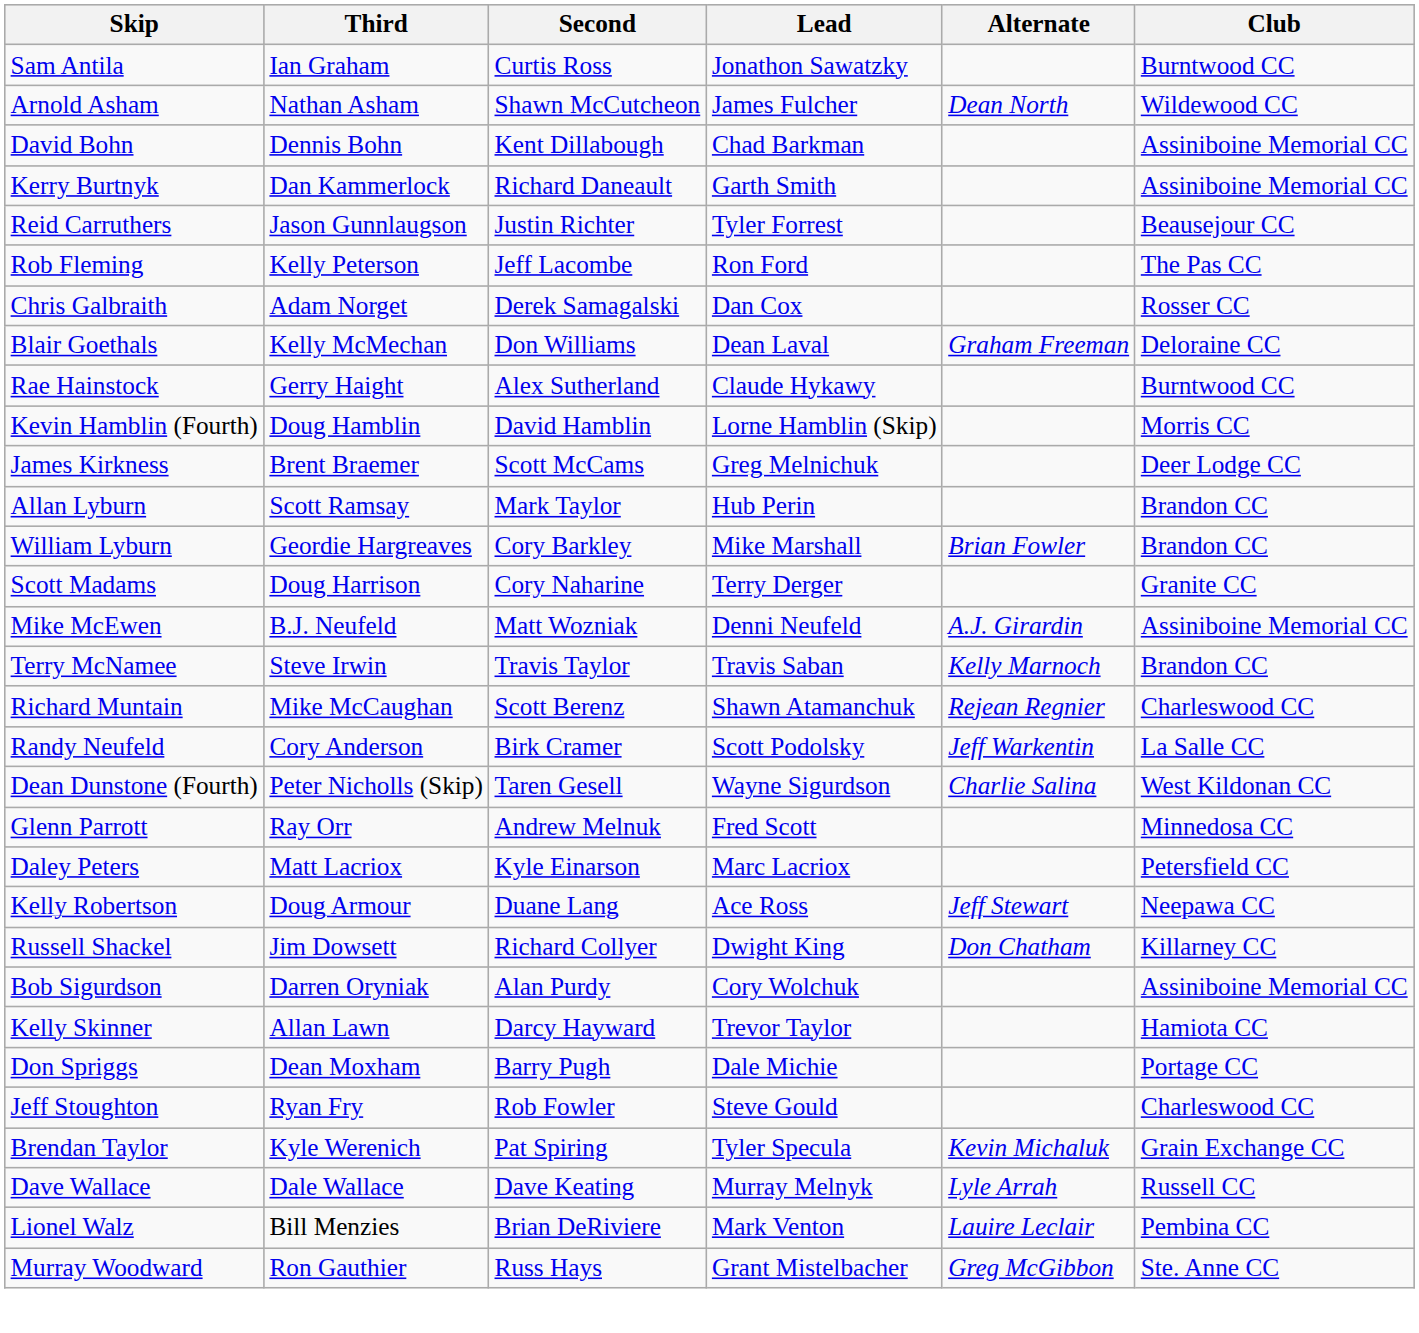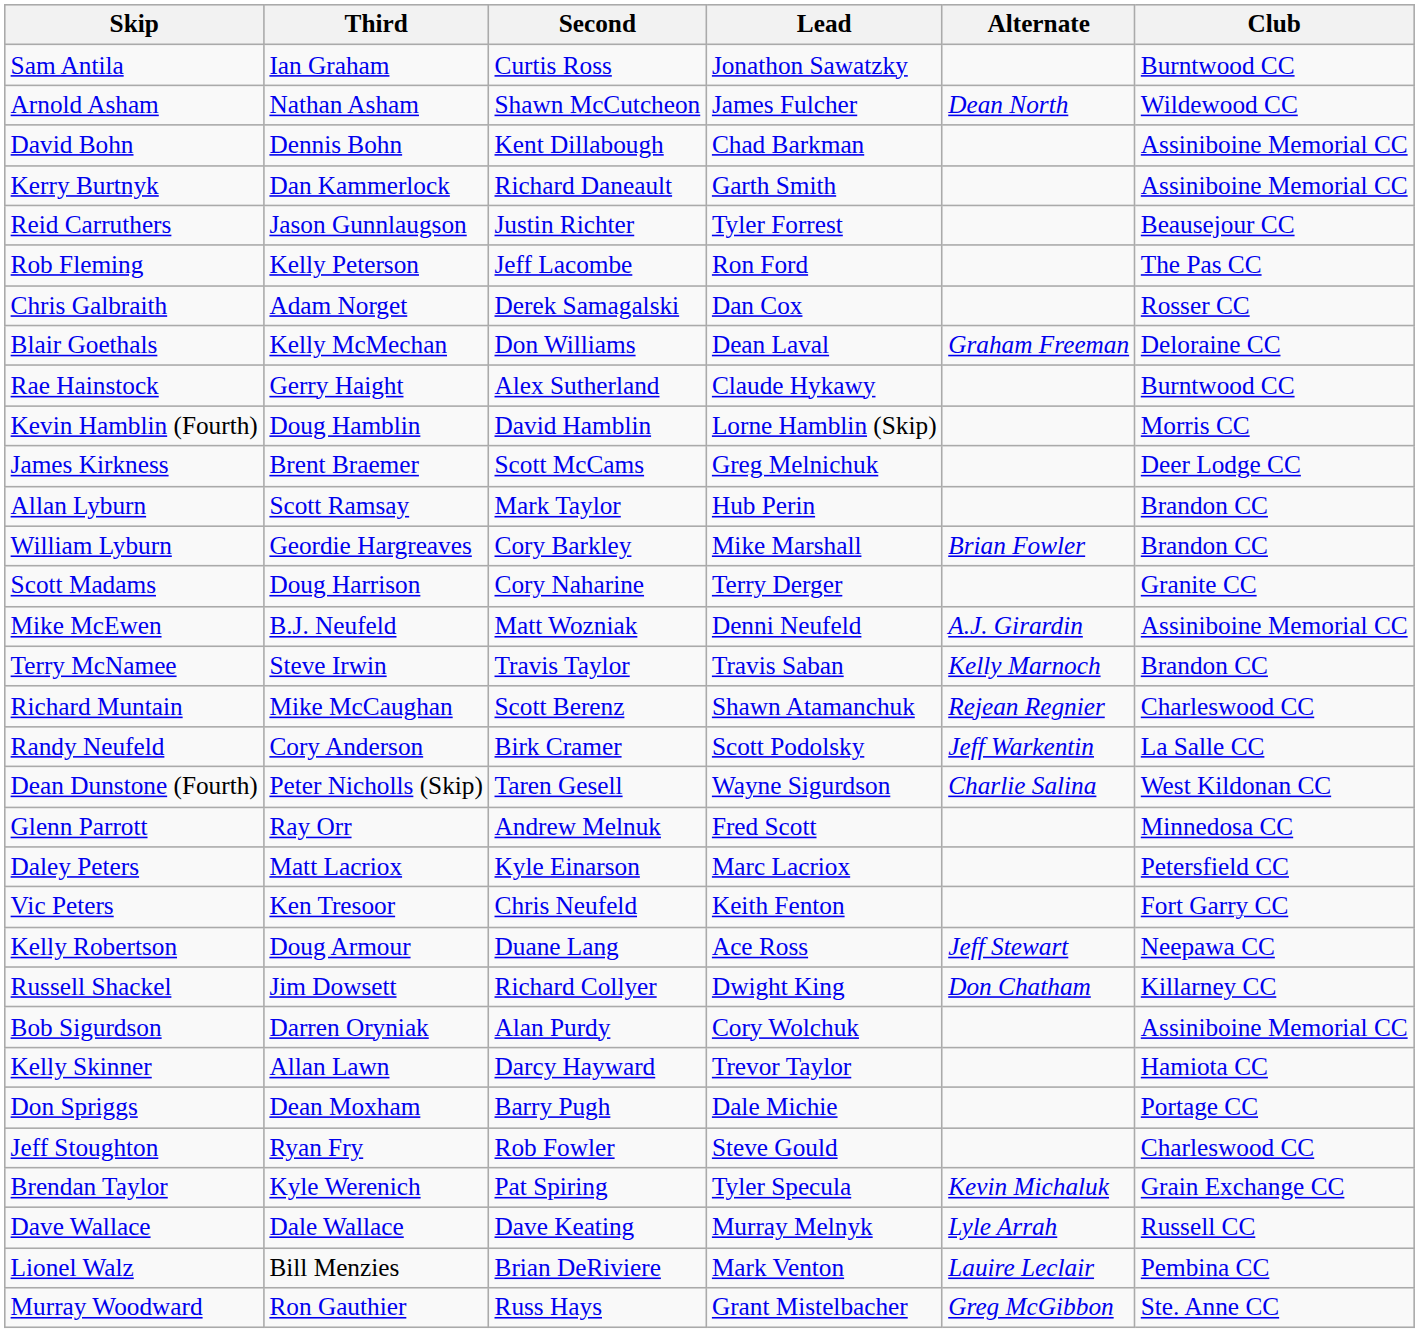+ row: (62, 906)
